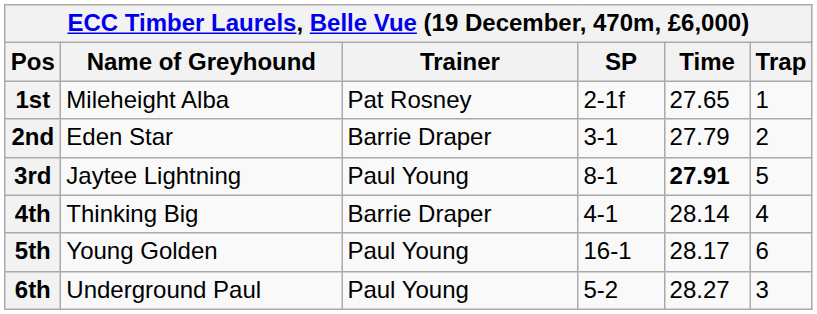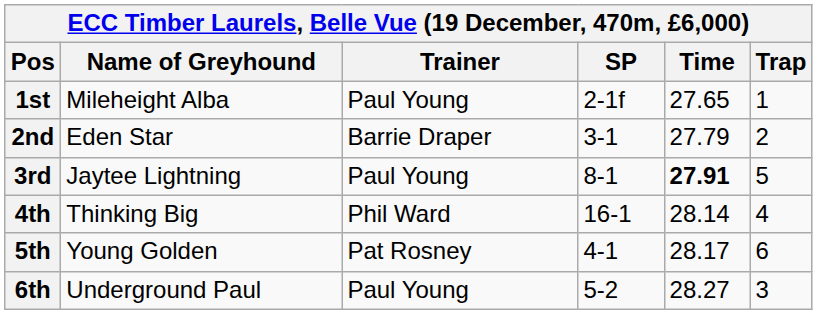(409, 99) Pat Rosney -> (408, 99) Paul Young
(419, 213) Barrie Draper -> (399, 213) Phil Ward
(601, 213) 4-1 -> (607, 213) 16-1
(408, 251) Paul Young -> (409, 251) Pat Rosney
(607, 251) 16-1 -> (601, 251) 4-1
